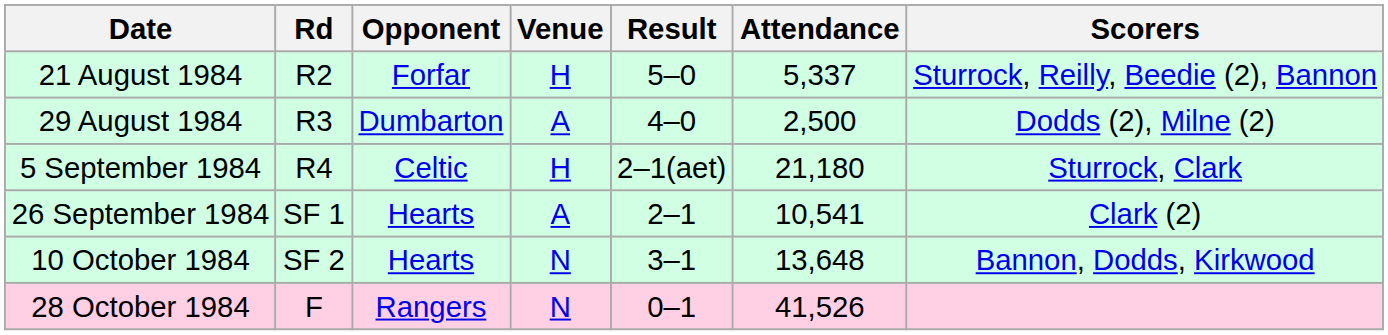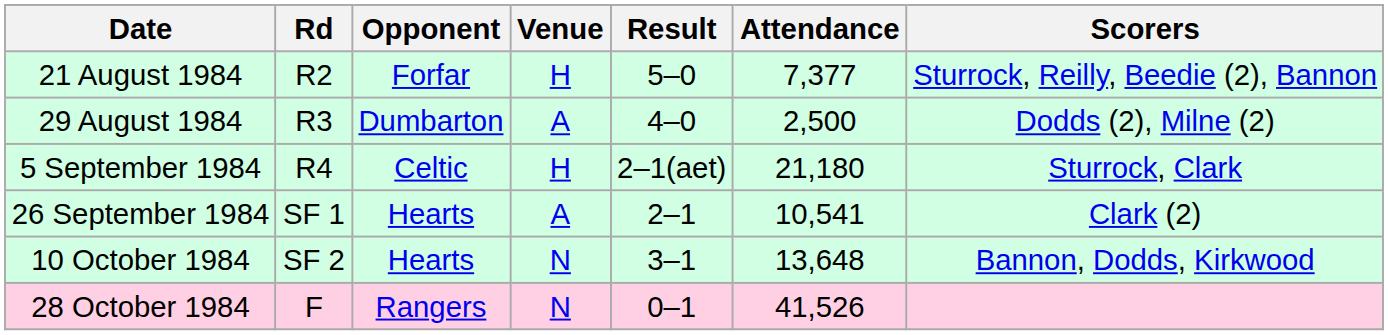(820, 75) 5,337 -> (820, 75) 7,377
